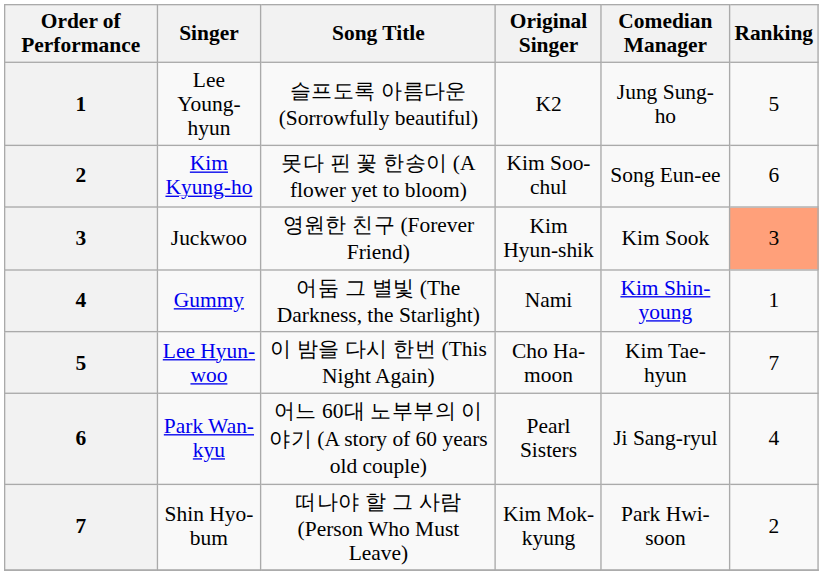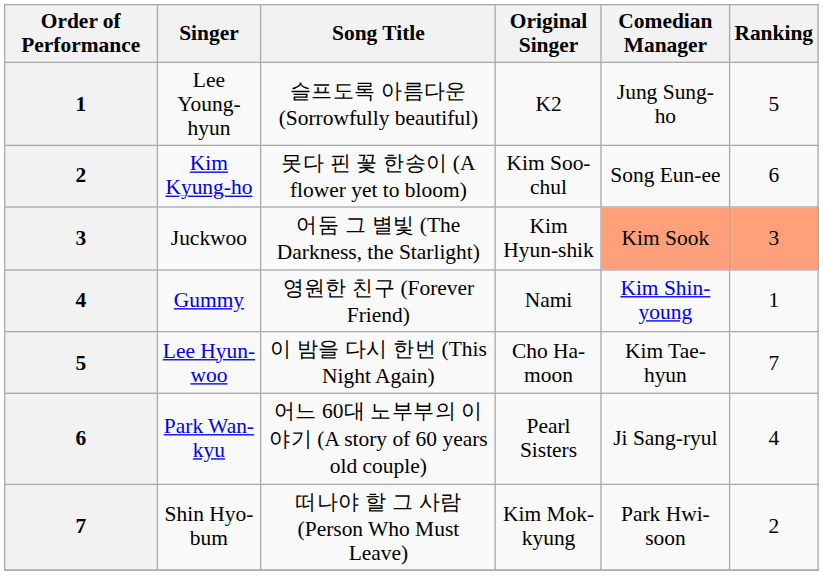(378, 238) 영원한 친구 (Forever Friend) -> (378, 238) 어둠 그 별빛 (The Darkness, the Starlight)
(665, 238) no background -> (665, 238) lightsalmon background
(378, 300) 어둠 그 별빛 (The Darkness, the Starlight) -> (378, 300) 영원한 친구 (Forever Friend)
